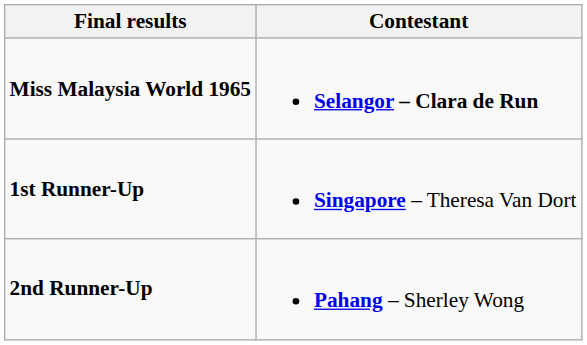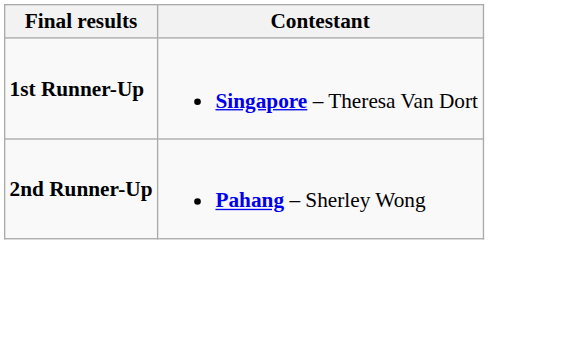- row: (130, 88)
